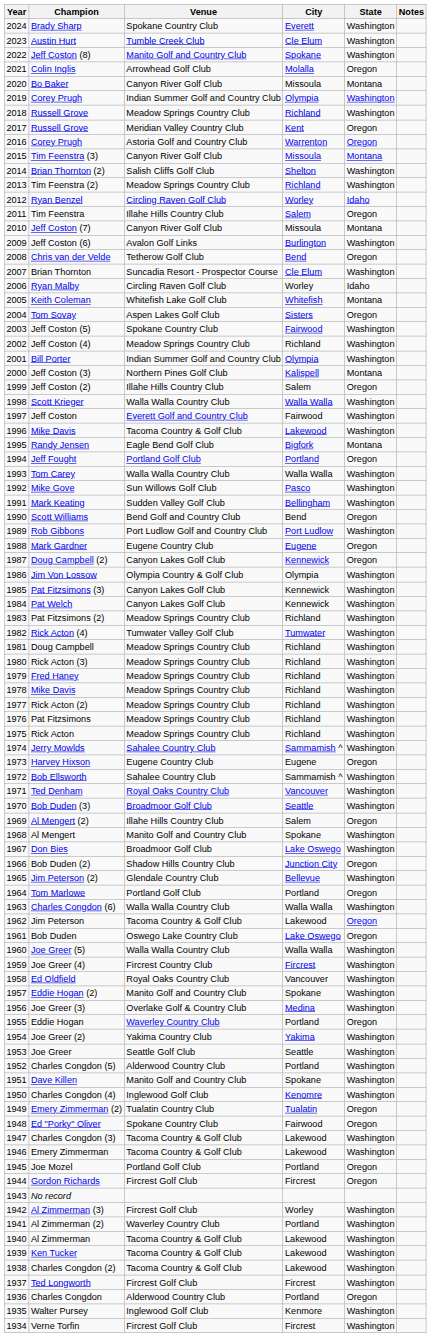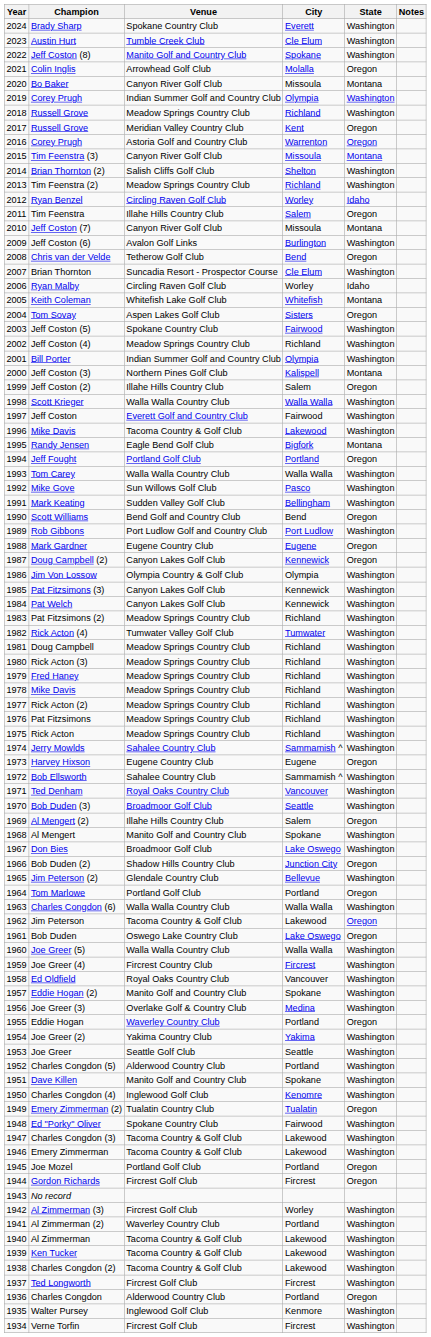(362, 1123) Oregon -> (371, 1123) Washington
